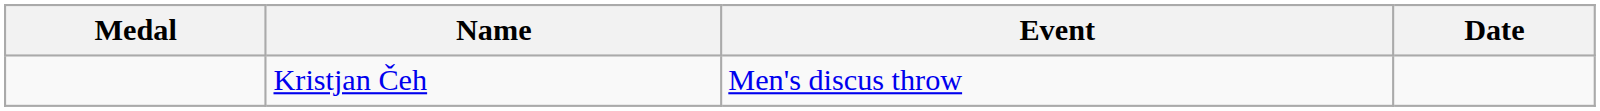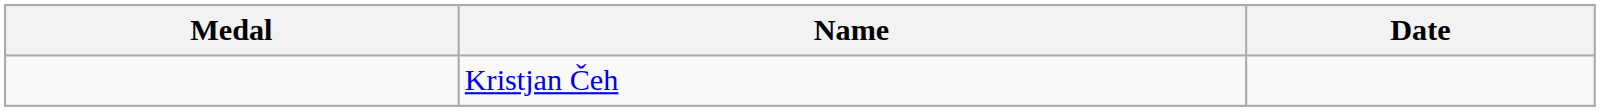- column: (1057, 29)
